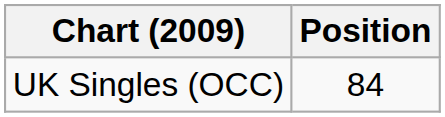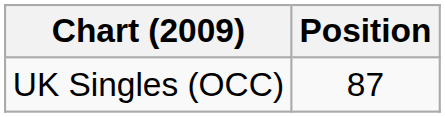(365, 84) 84 -> (365, 84) 87
